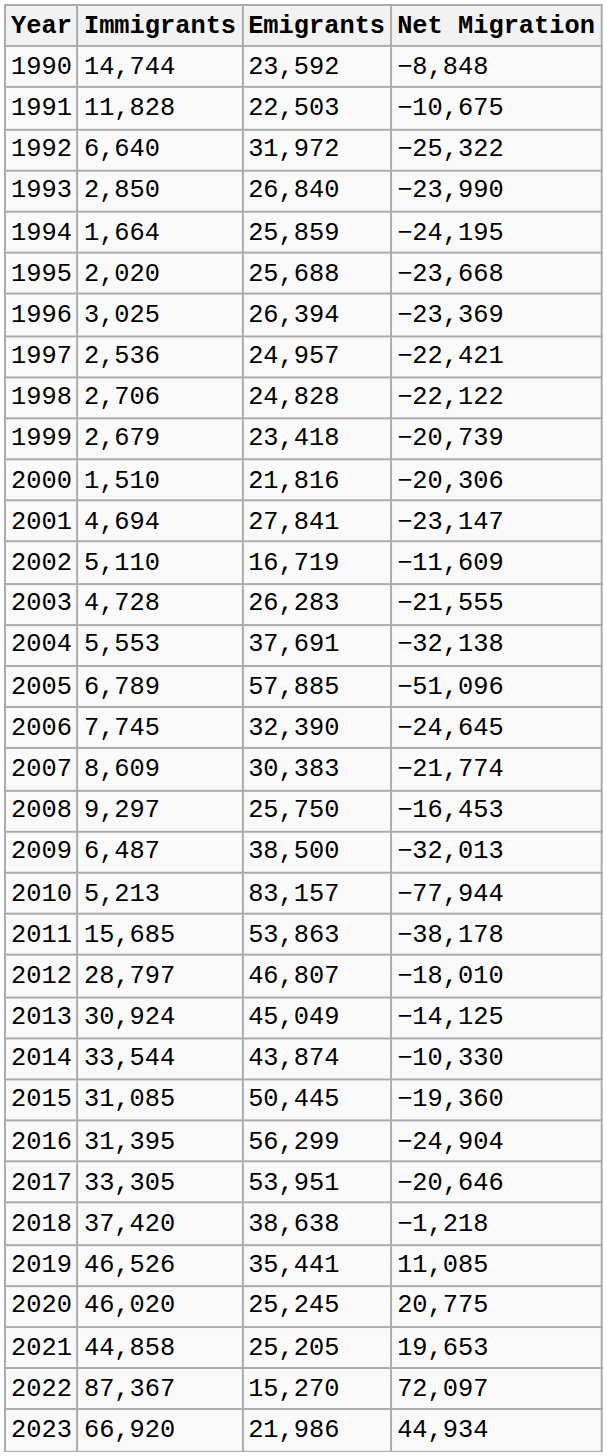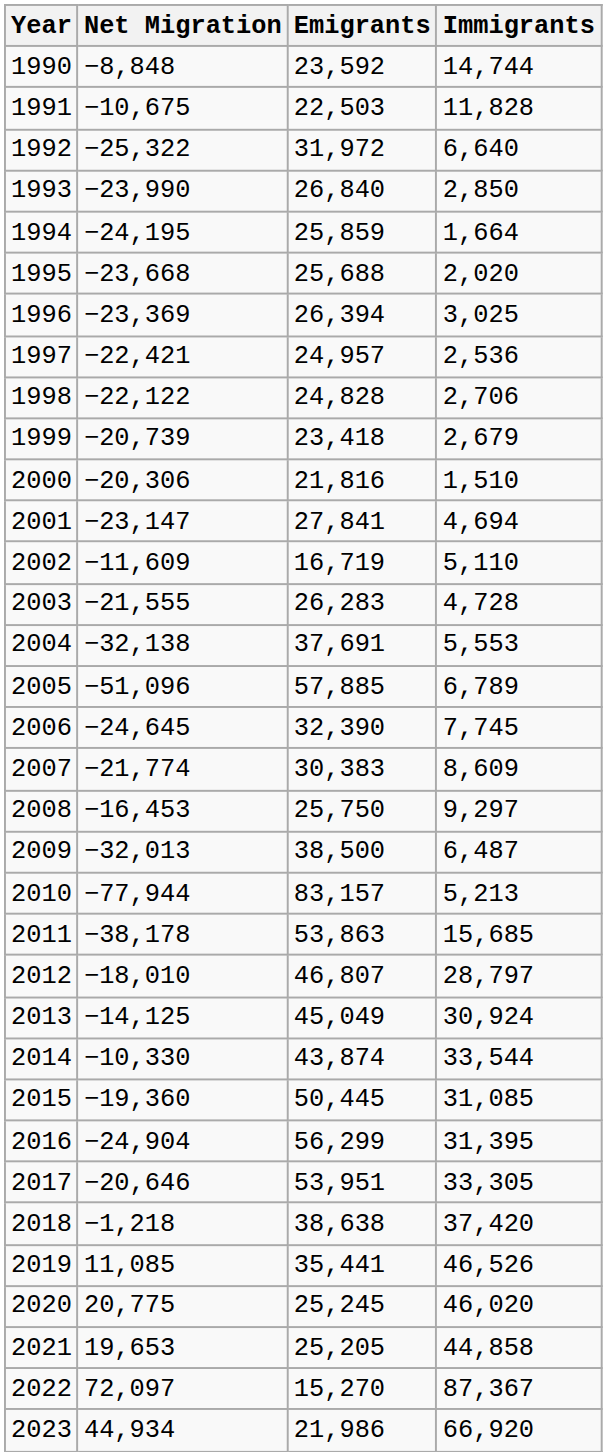columns swapped: (160, 26) <-> (496, 26)
